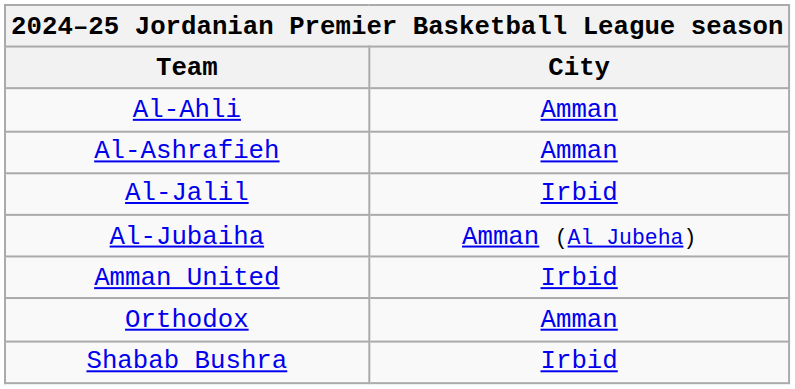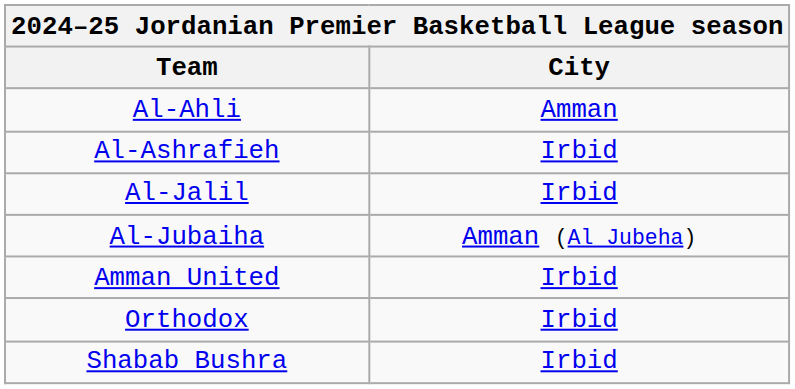(579, 152) Amman -> (579, 152) Irbid
(579, 320) Amman -> (579, 320) Irbid
